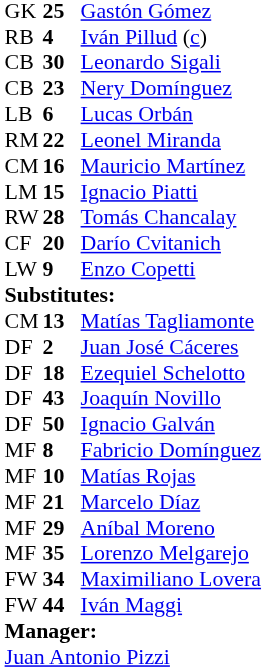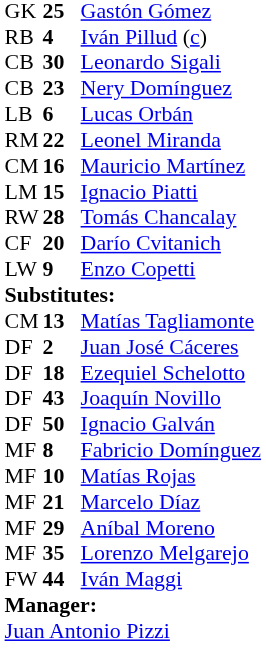- row: (171, 579)
